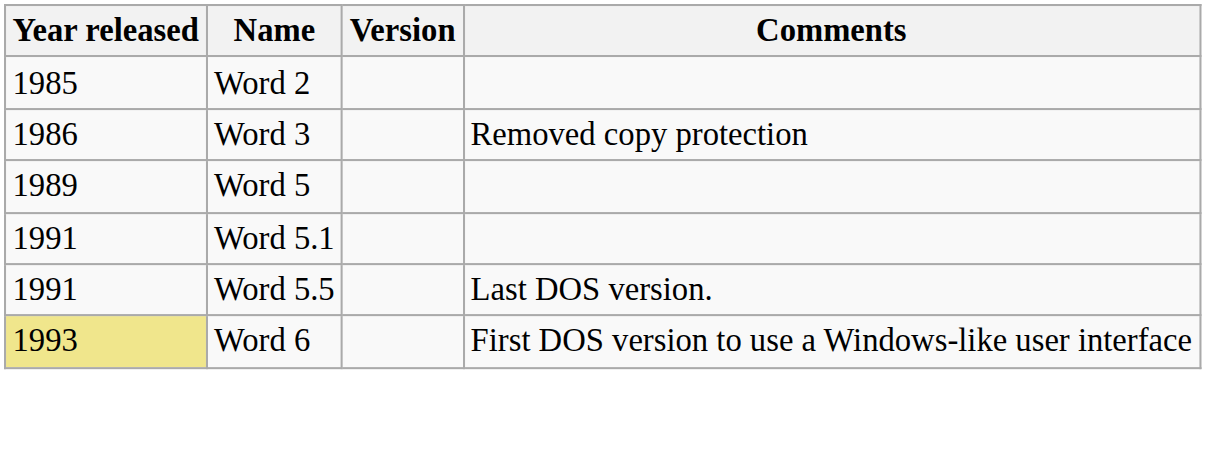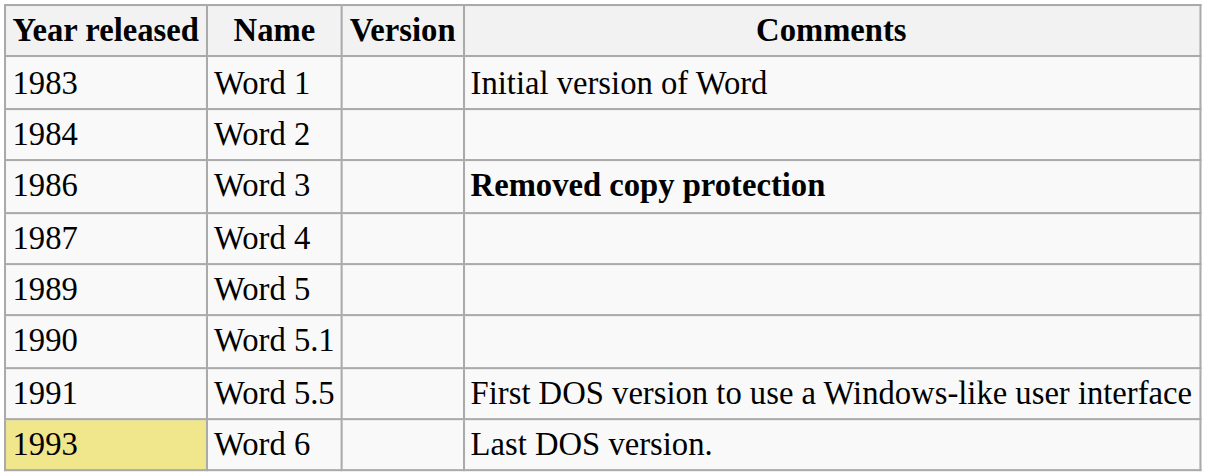+ row: (262, 82)
(45, 82) 1985 -> (45, 133) 1984
(639, 133) normal -> (648, 185) bold
+ row: (262, 237)
(45, 237) 1991 -> (45, 340) 1990
(592, 289) Last DOS version. -> (831, 392) First DOS version to use a Windows-like user interface
(831, 340) First DOS version to use a Windows-like user interface -> (592, 444) Last DOS version.
